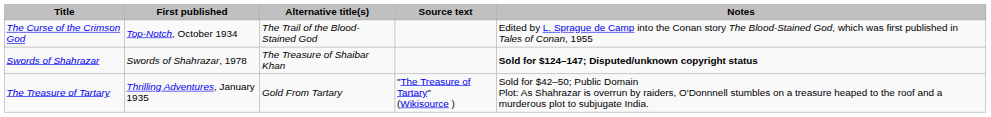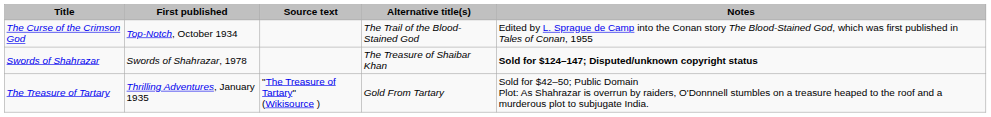columns swapped: (327, 12) <-> (446, 12)
